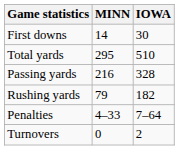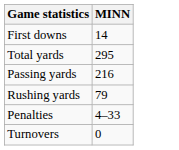- column: (153, 14)
